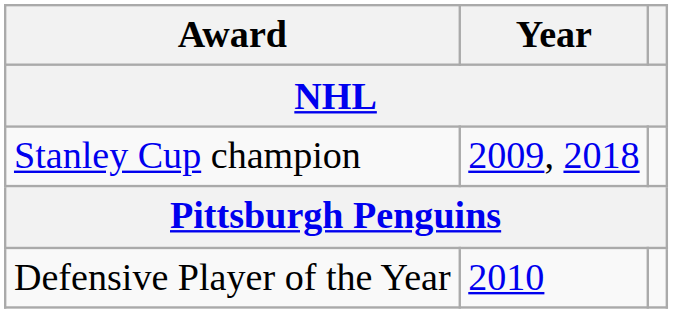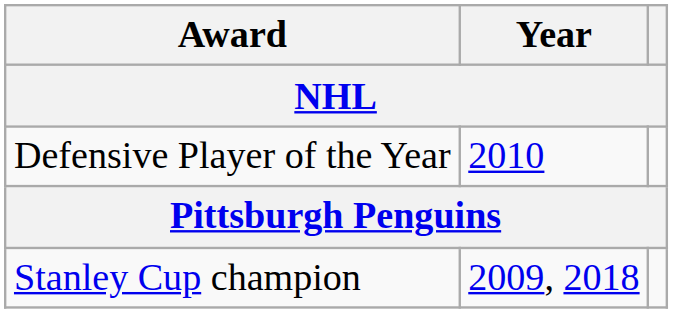rows swapped: (187, 155) <-> (232, 276)
